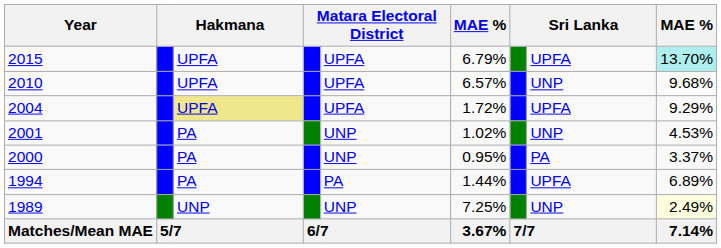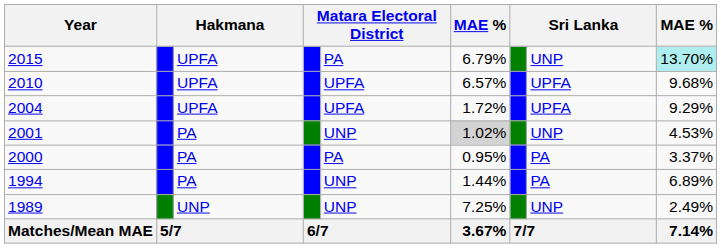(344, 58) UPFA -> (334, 58) PA
(551, 58) UPFA -> (547, 58) UNP
(547, 83) UNP -> (551, 83) UPFA
(197, 108) khaki background -> (197, 108) no background
(484, 132) no background -> (484, 132) lightgrey background
(340, 157) UNP -> (334, 157) PA
(334, 181) PA -> (340, 181) UNP
(551, 181) UPFA -> (540, 181) PA
(691, 206) lightyellow background -> (691, 206) no background
